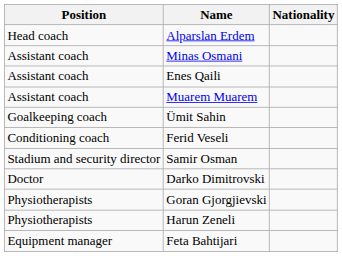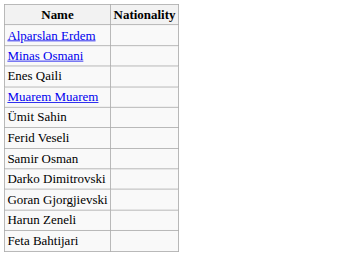- column: (84, 14)
